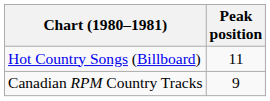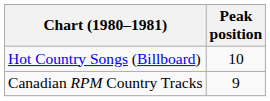(236, 58) 11 -> (236, 58) 10
